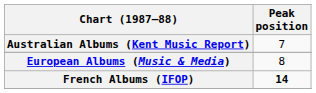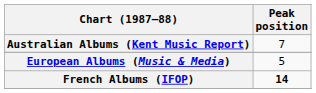(282, 62) 8 -> (282, 62) 5
